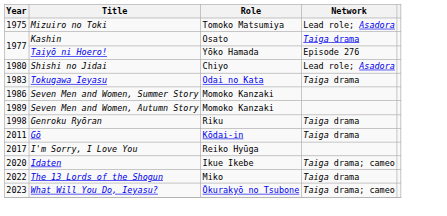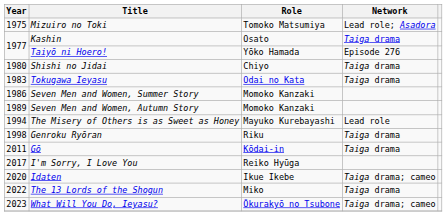(349, 66) Lead role; Asadora -> (372, 66) Taiga drama
+ row: (135, 121)
